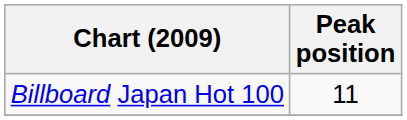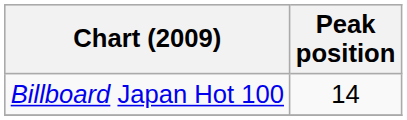(346, 94) 11 -> (346, 94) 14
